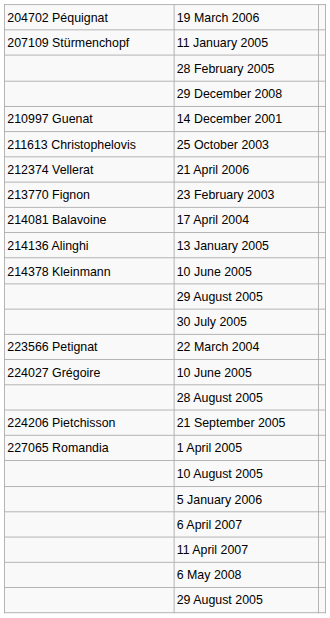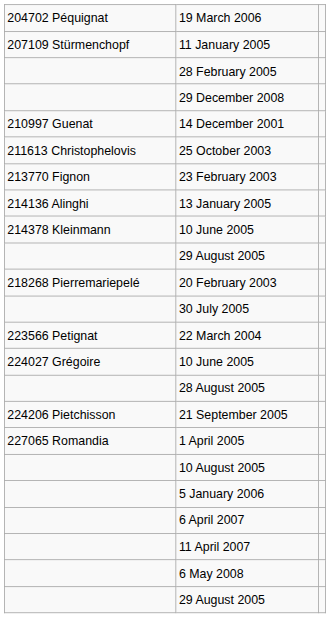- row: (50, 170)
- row: (57, 220)
+ row: (73, 282)
